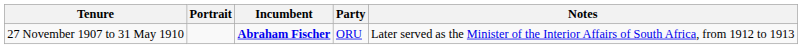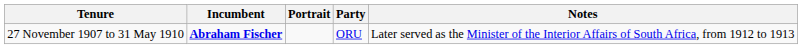columns swapped: (211, 14) <-> (284, 14)
